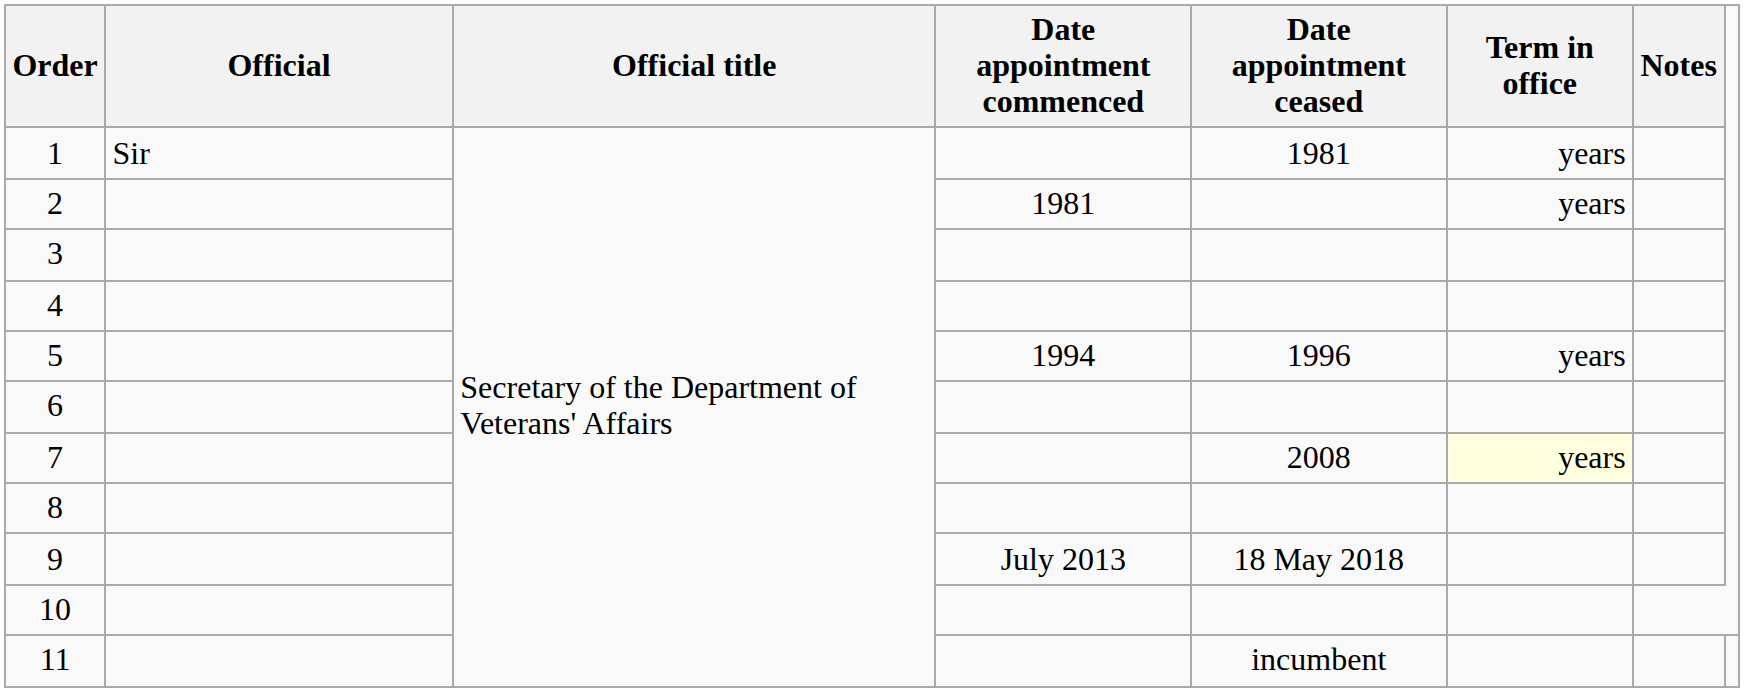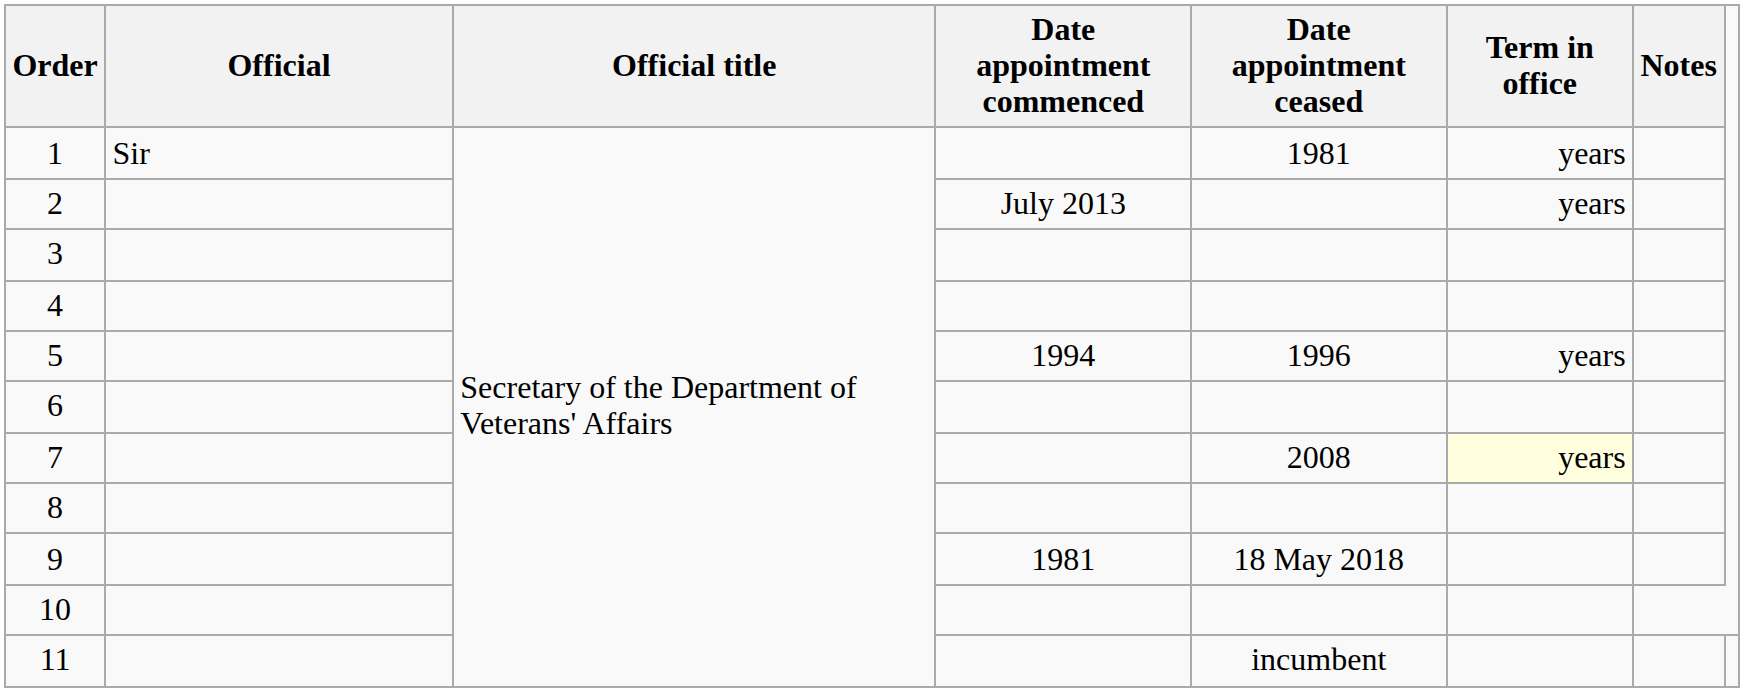(1063, 203) 1981 -> (1063, 203) July 2013
(1063, 558) July 2013 -> (1063, 558) 1981
